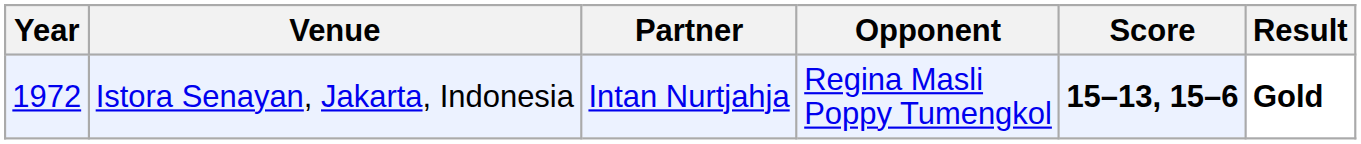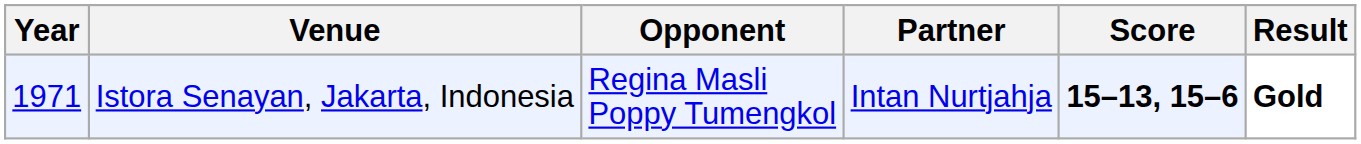columns swapped: (689, 30) <-> (928, 30)
(47, 96) 1972 -> (47, 96) 1971
